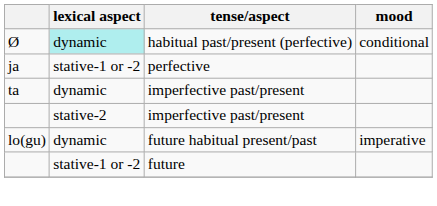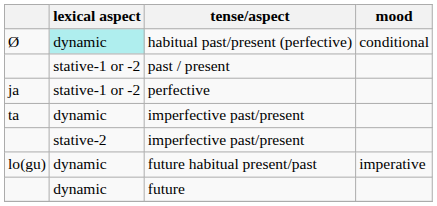+ row: (27, 66)
(97, 164) stative-1 or -2 -> (80, 189) dynamic
